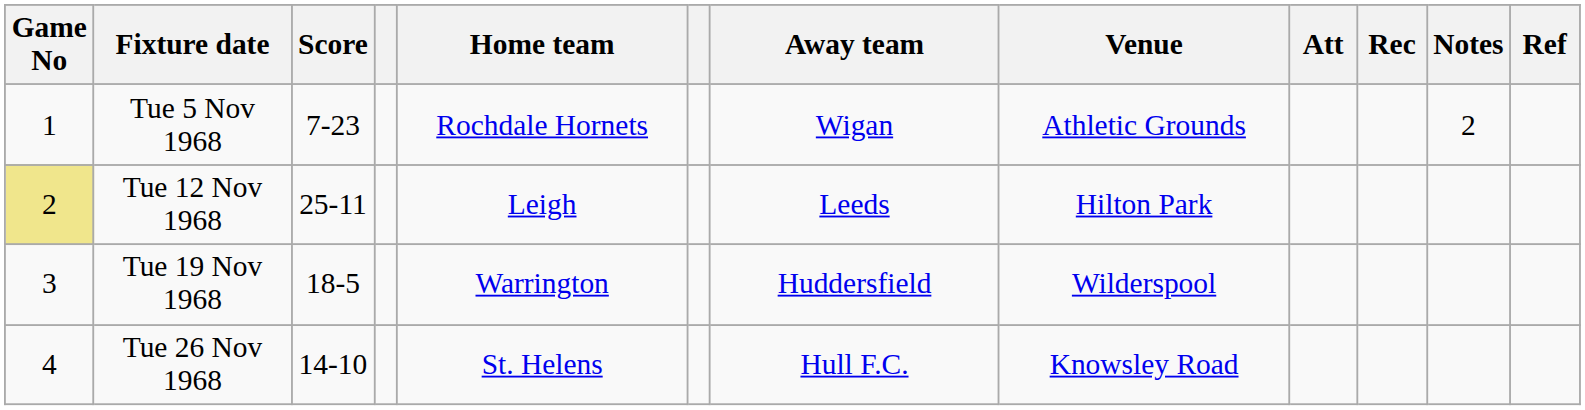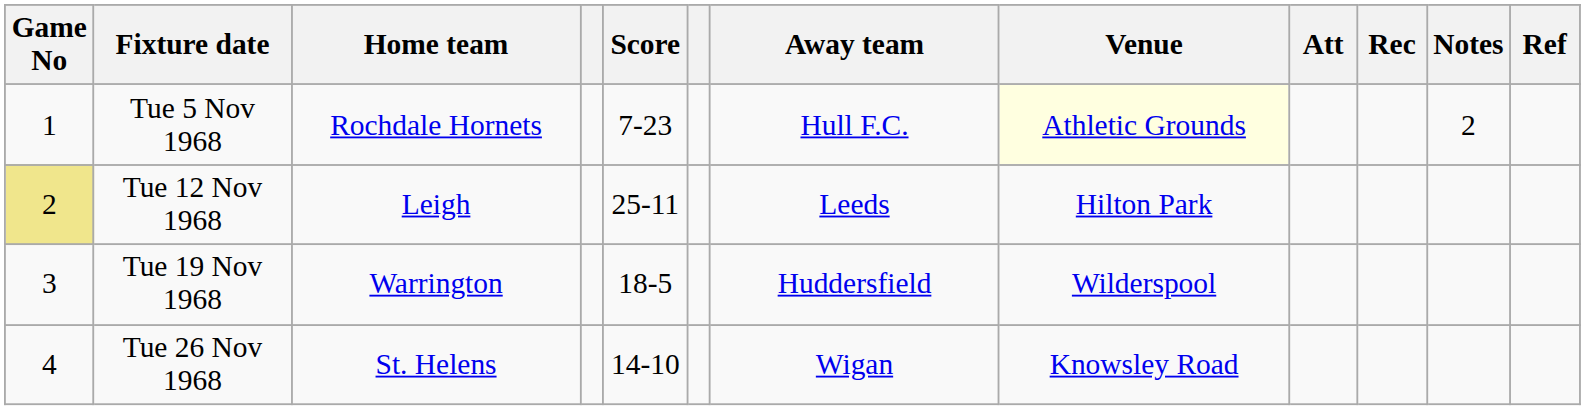columns swapped: (542, 44) <-> (333, 44)
(854, 124) Wigan -> (854, 124) Hull F.C.
(1144, 124) no background -> (1144, 124) lightyellow background
(854, 363) Hull F.C. -> (854, 363) Wigan
